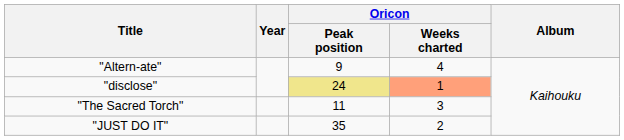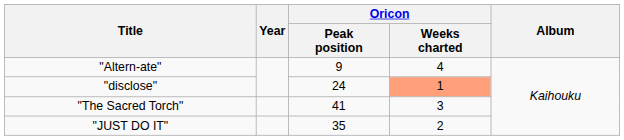(339, 86) khaki background -> (339, 86) no background
(339, 106) 11 -> (339, 106) 41
